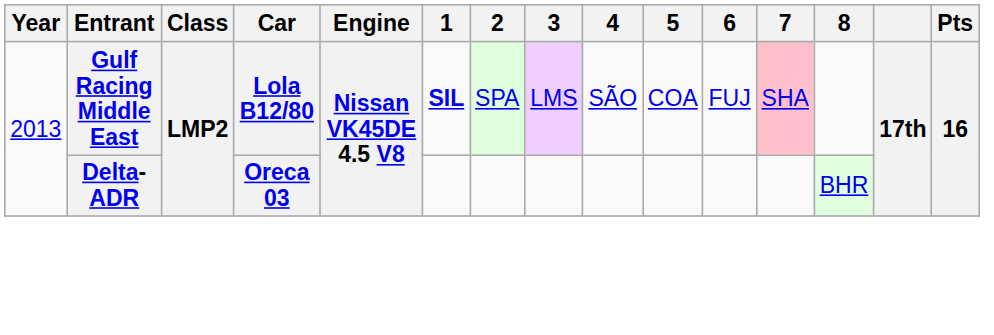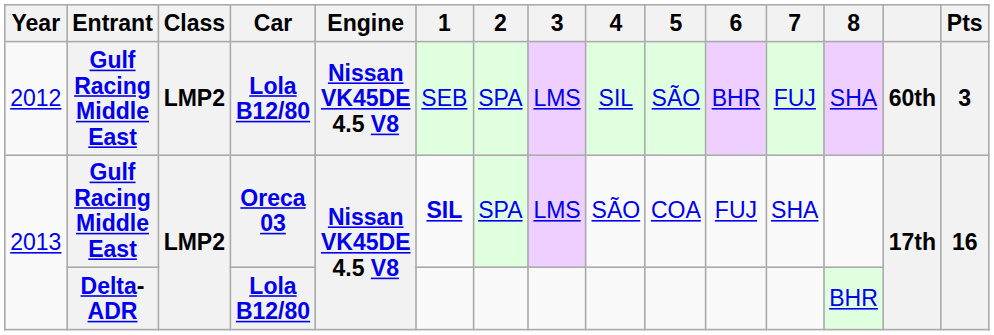+ row: (36, 98)
(277, 98) Lola B12/80 -> (273, 211) Oreca 03
(785, 98) pink background -> (795, 211) no background
(277, 186) Oreca 03 -> (273, 299) Lola B12/80
